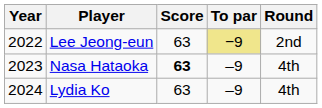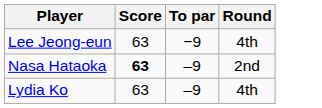- column: (25, 16)
(234, 41) khaki background -> (192, 41) no background
(289, 41) 2nd -> (247, 41) 4th
(289, 66) 4th -> (247, 66) 2nd
